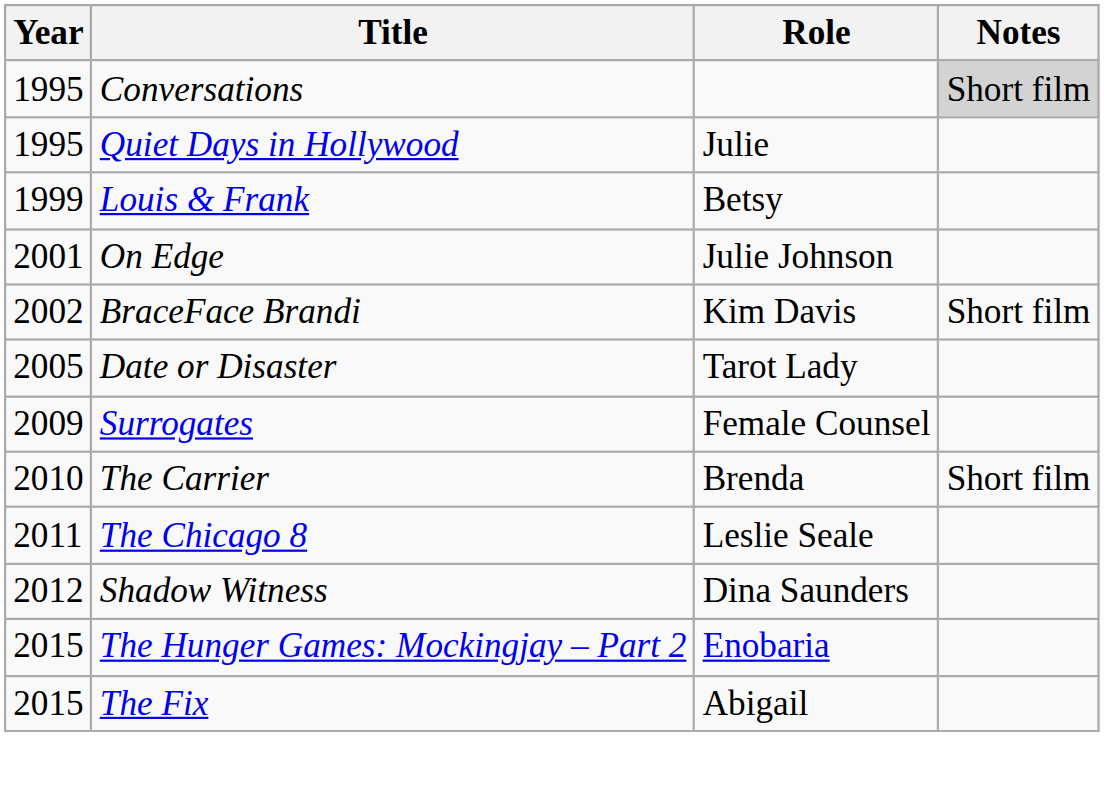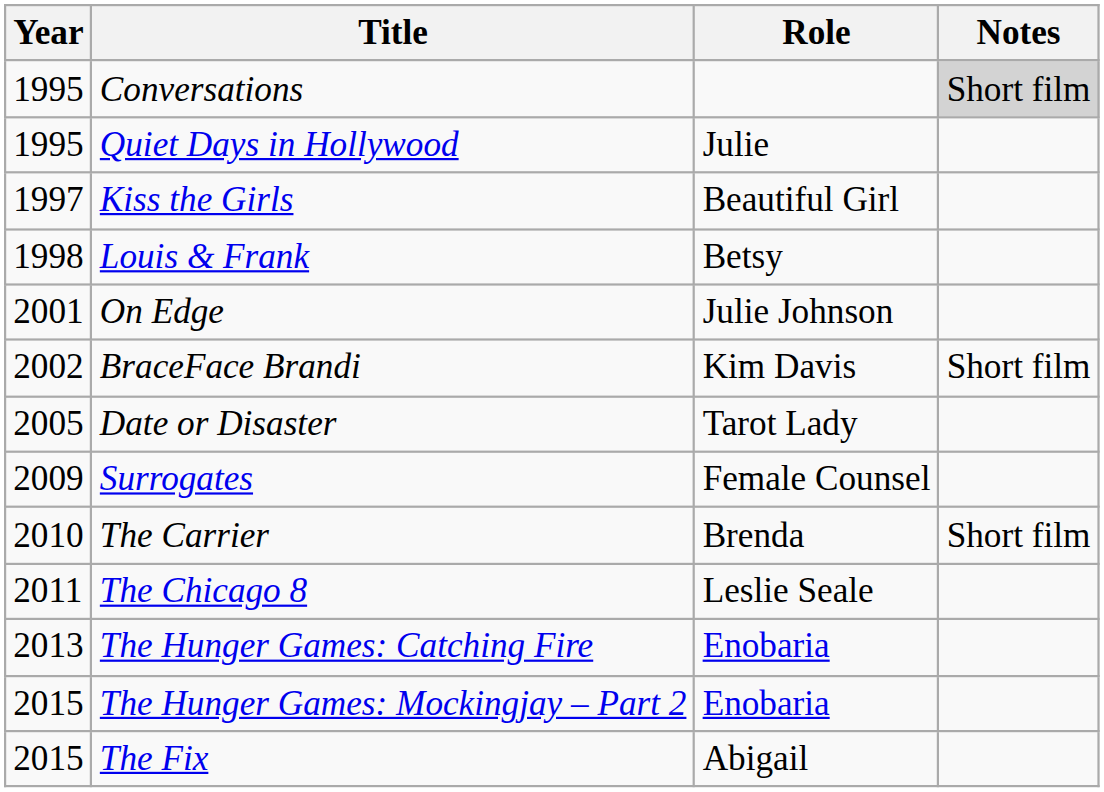+ row: (197, 199)
(48, 199) 1999 -> (48, 255) 1998
- row: (214, 590)
+ row: (347, 646)
